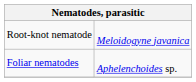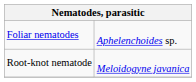rows swapped: (43, 63) <-> (49, 35)
